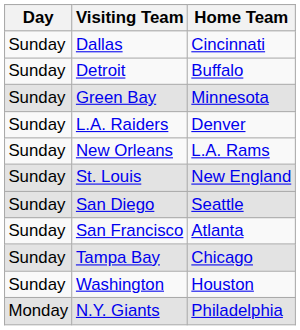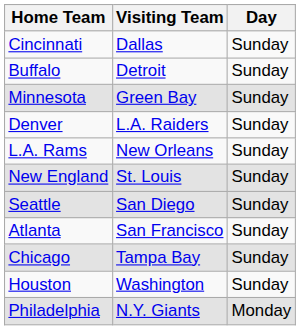columns swapped: (38, 17) <-> (241, 17)
